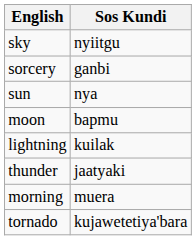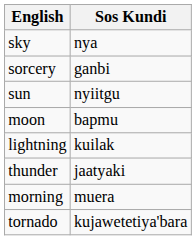(97, 42) nyiitgu -> (86, 42) nya
(86, 94) nya -> (97, 94) nyiitgu
